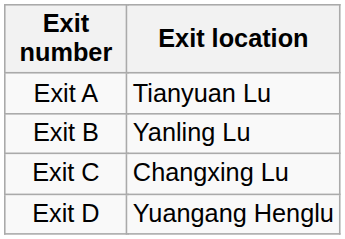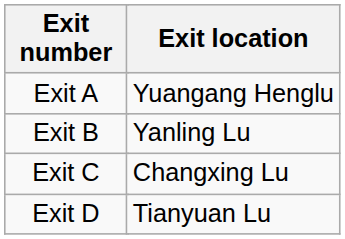(202, 93) Tianyuan Lu -> (233, 93) Yuangang Henglu
(233, 213) Yuangang Henglu -> (202, 213) Tianyuan Lu
